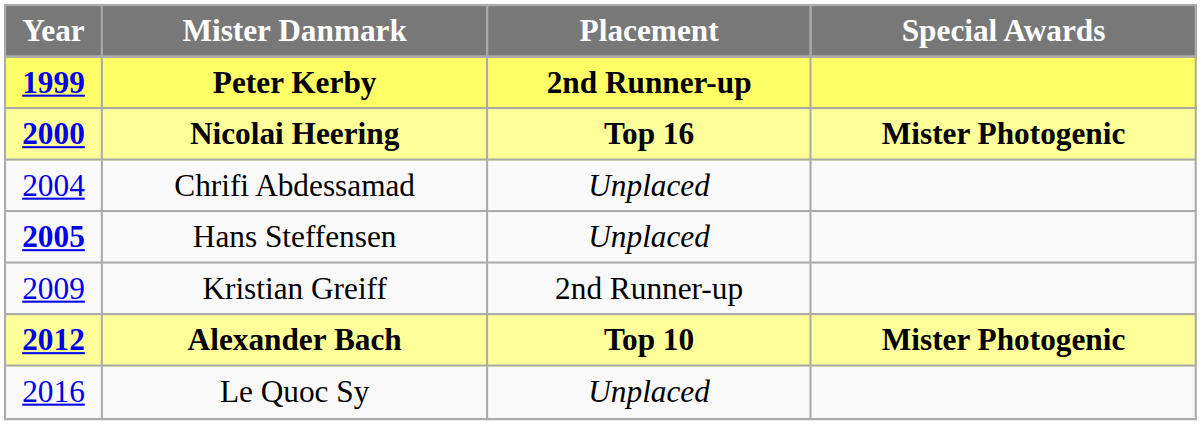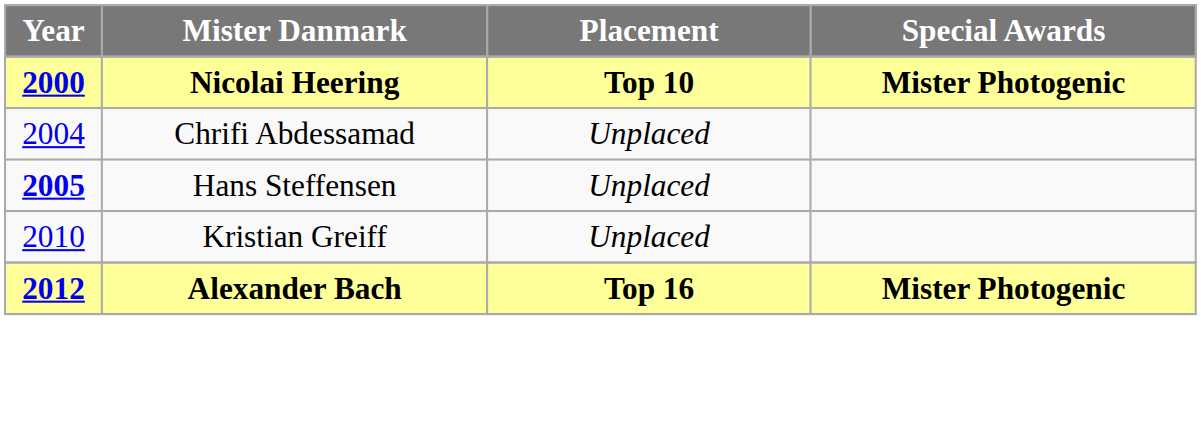- row: (295, 82)
(649, 133) Top 16 -> (649, 82) Top 10
(54, 288) 2009 -> (54, 237) 2010
(649, 288) 2nd Runner-up -> (649, 237) Unplaced
(649, 340) Top 10 -> (649, 288) Top 16
- row: (295, 391)
